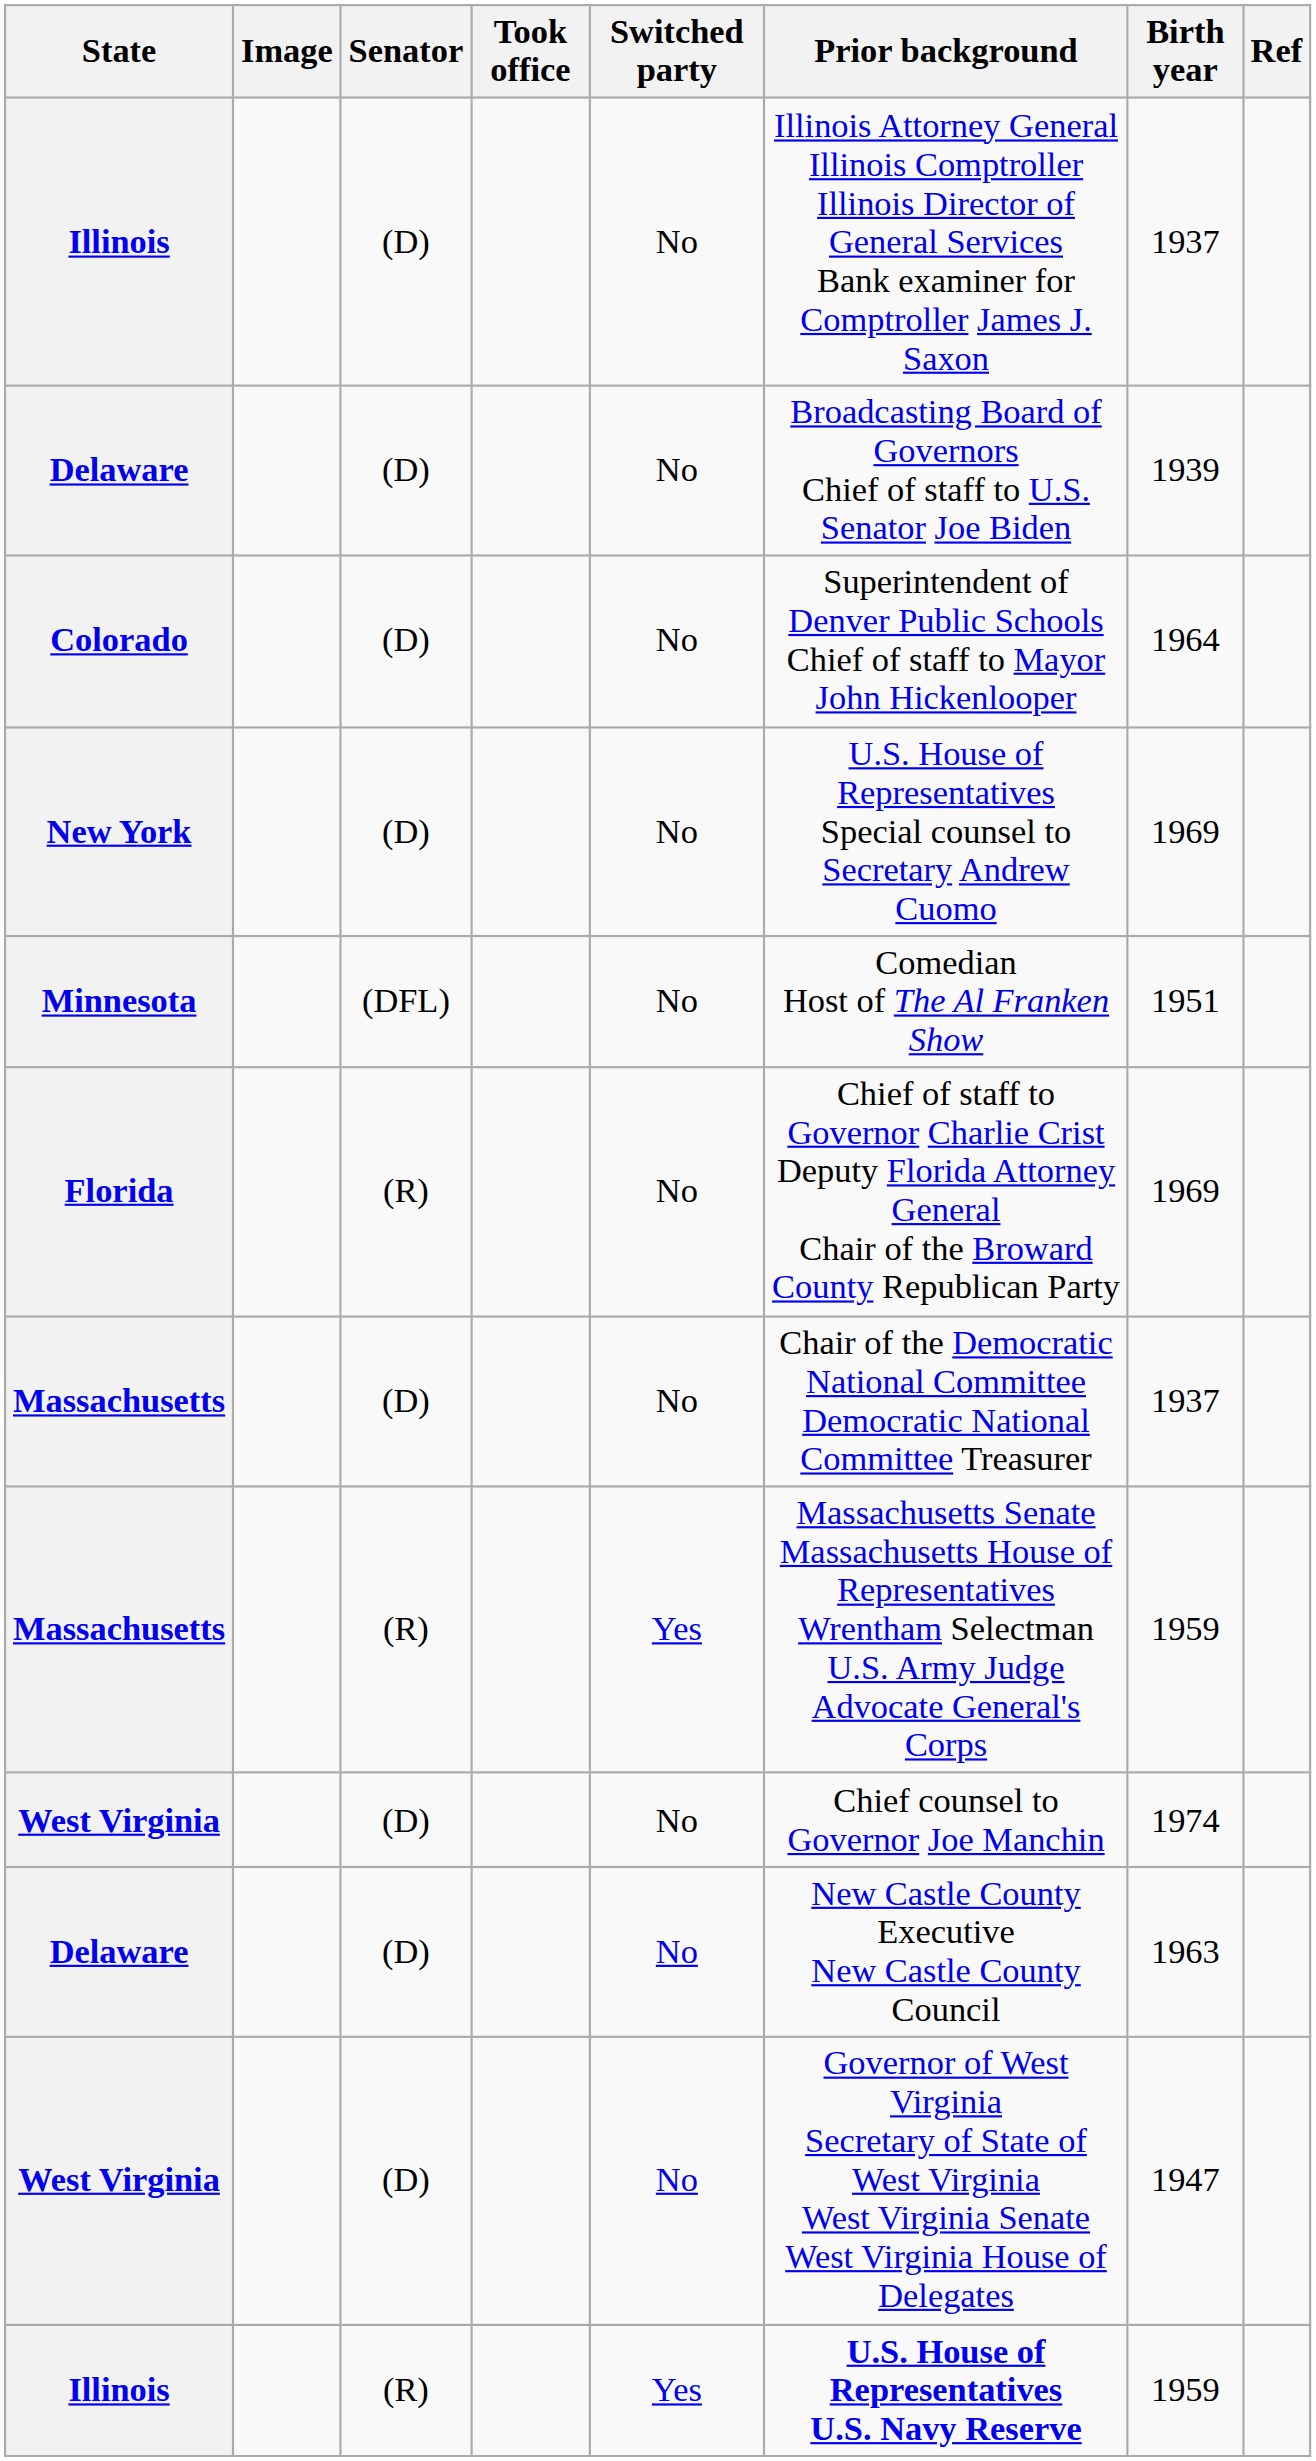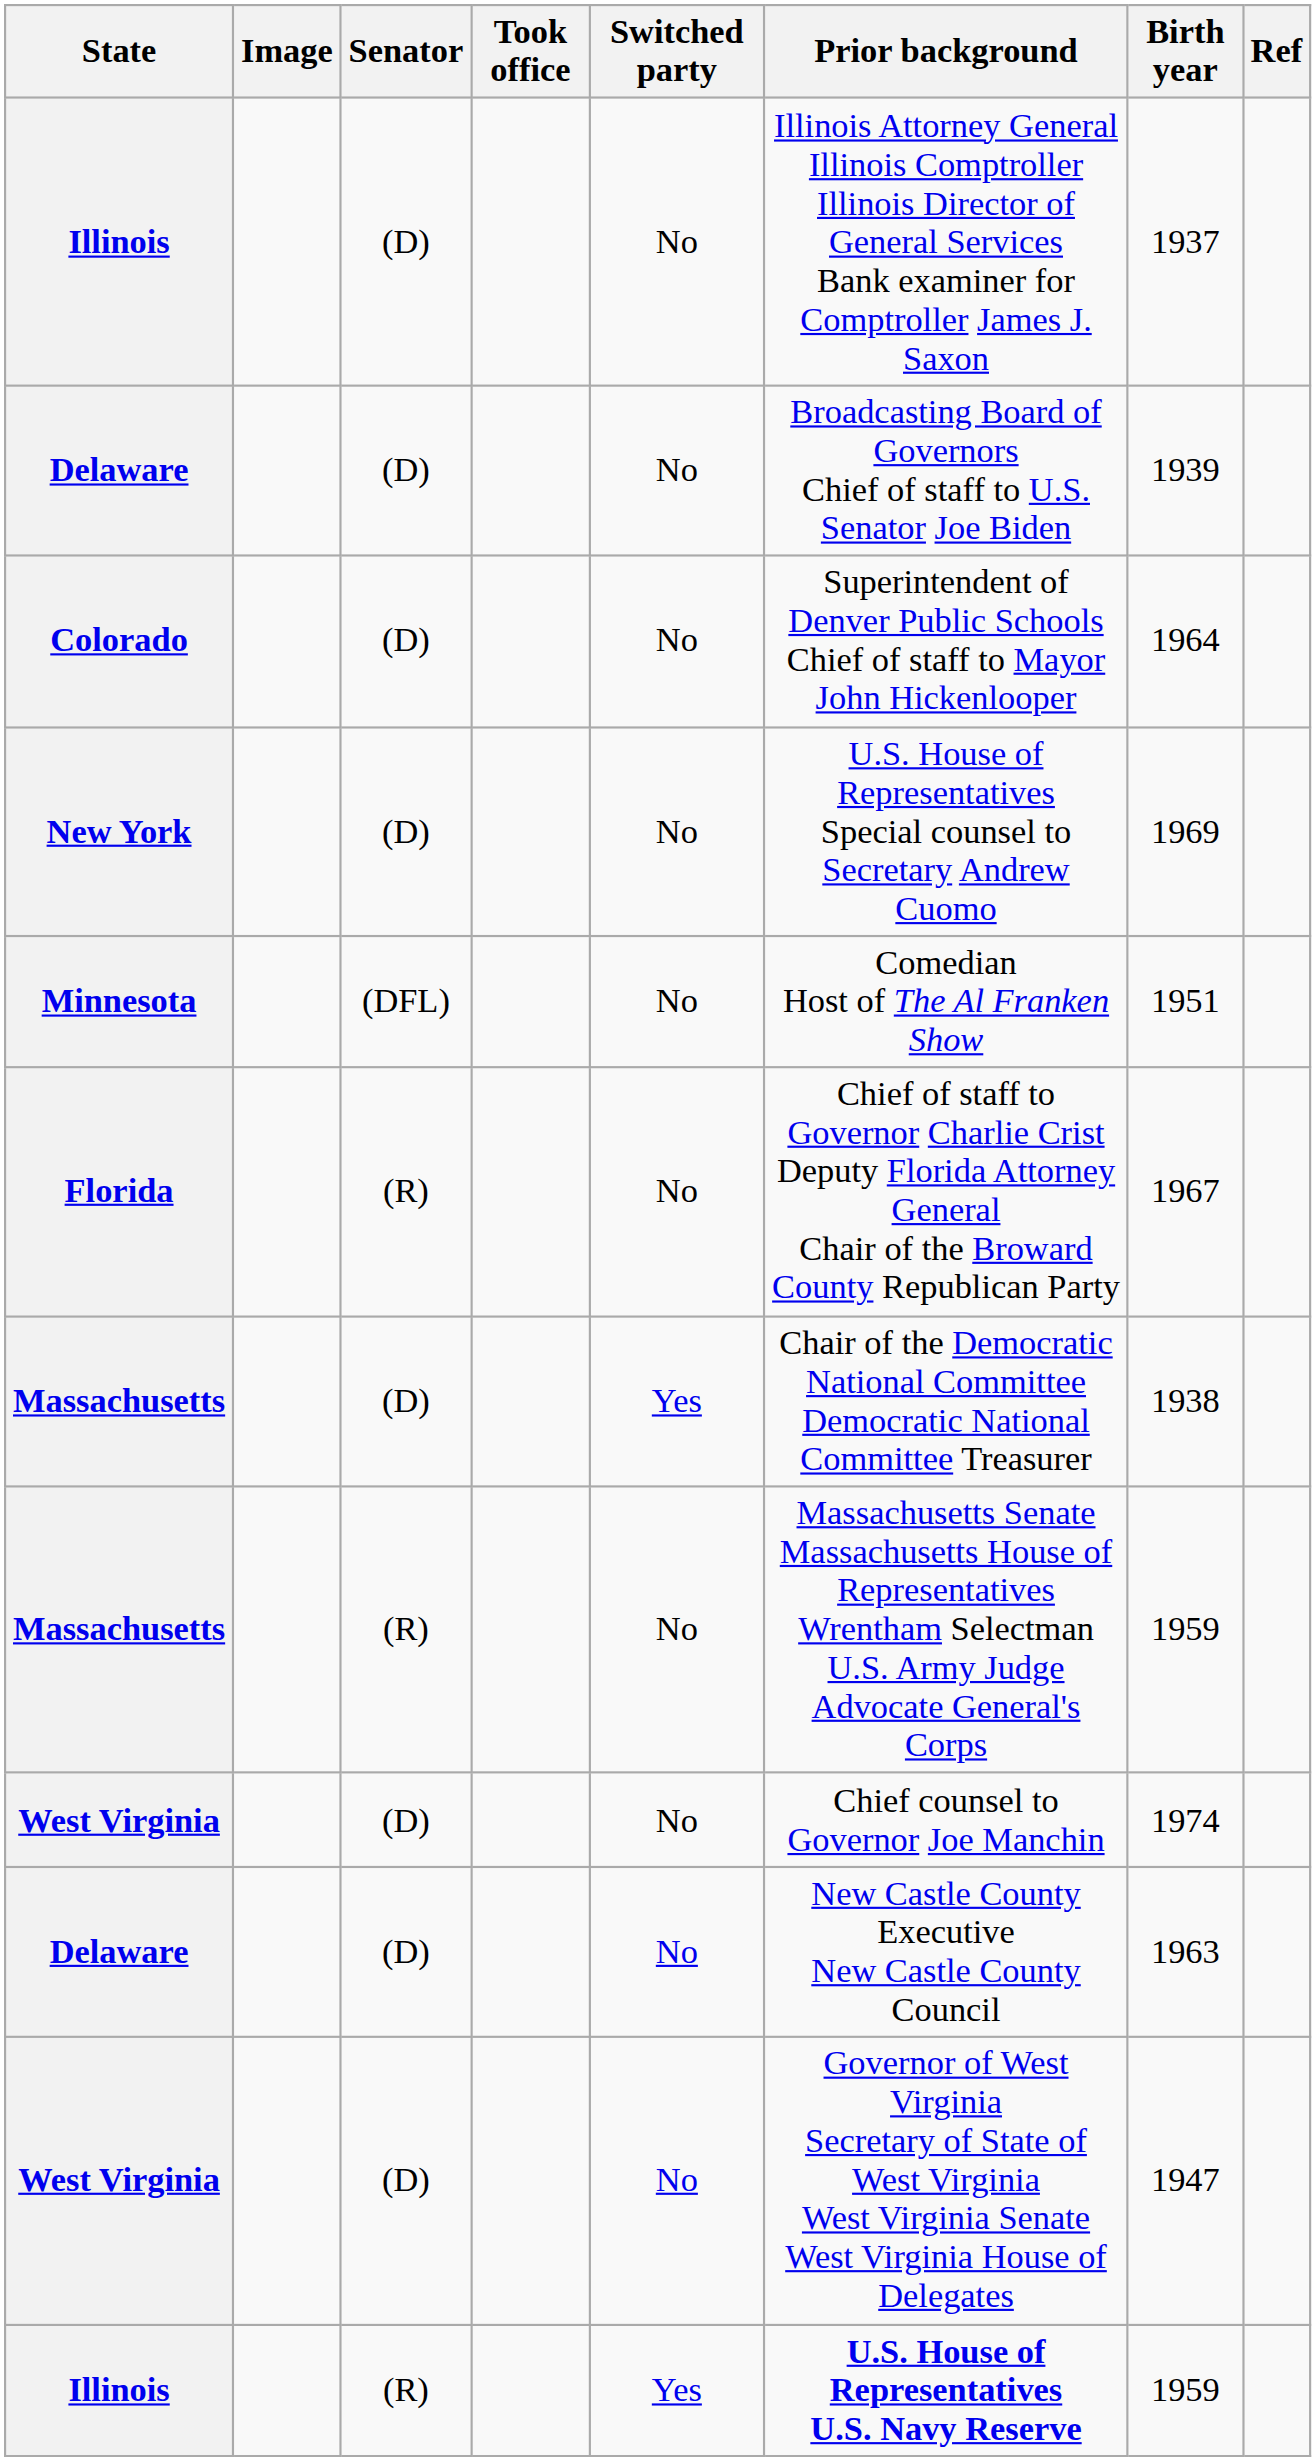(1185, 1191) 1969 -> (1185, 1191) 1967
(677, 1400) No -> (677, 1400) Yes
(1185, 1400) 1937 -> (1185, 1400) 1938
(677, 1629) Yes -> (677, 1629) No
